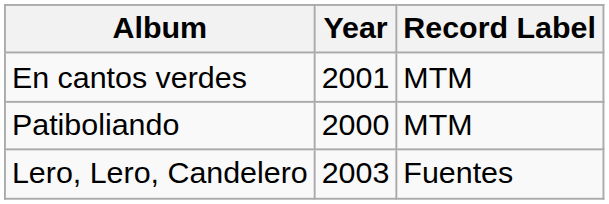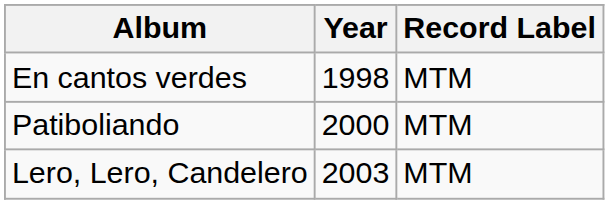(356, 76) 2001 -> (356, 76) 1998
(458, 173) Fuentes -> (438, 173) MTM
